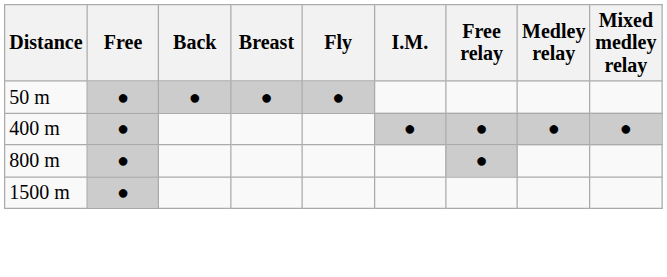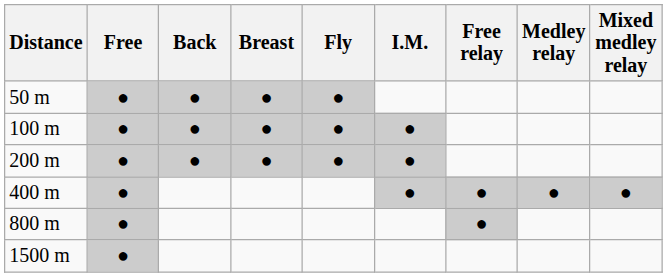+ row: (35, 128)
+ row: (35, 160)
